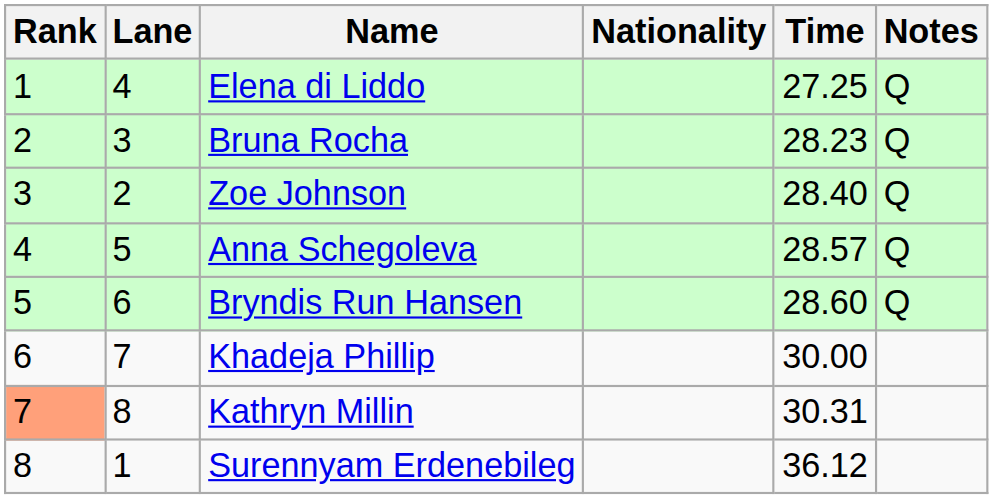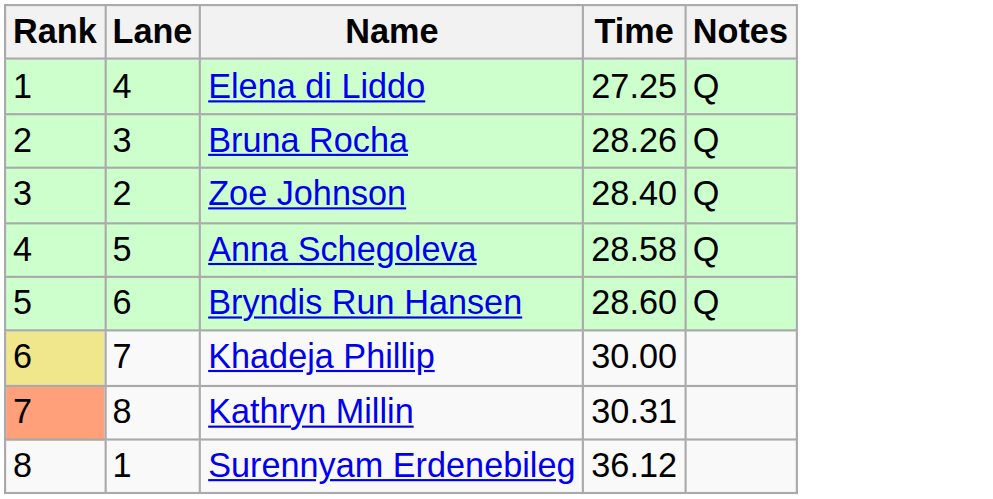- column: (679, 31)
(825, 140) 28.23 -> (634, 140) 28.26
(825, 248) 28.57 -> (634, 248) 28.58
(22, 357) no background -> (22, 357) khaki background
